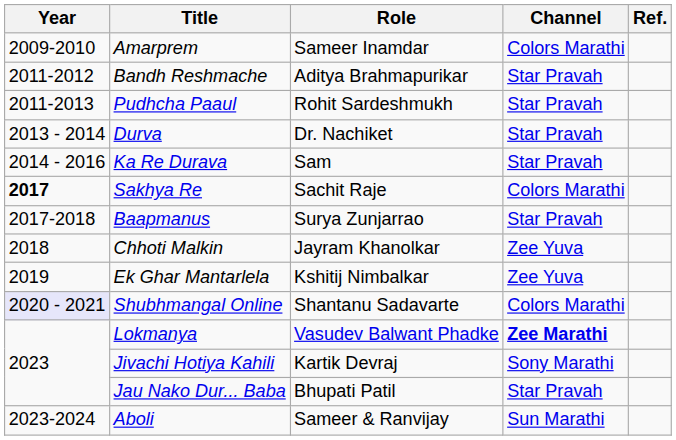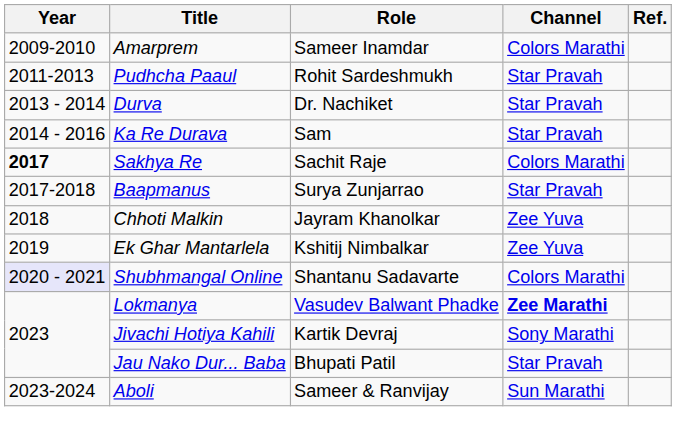- row: (190, 76)
